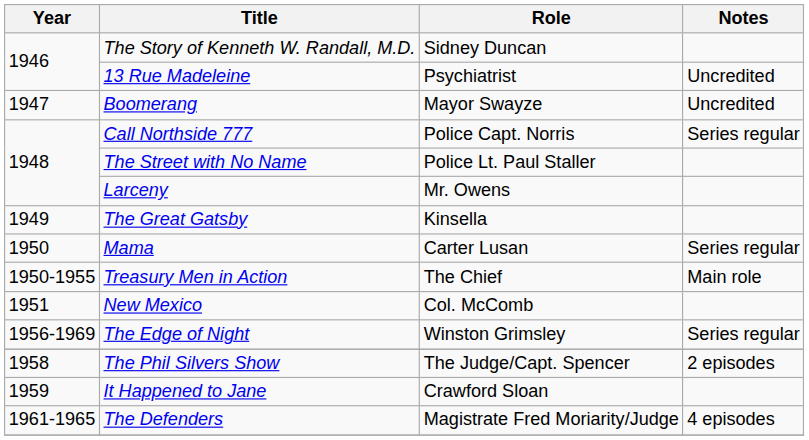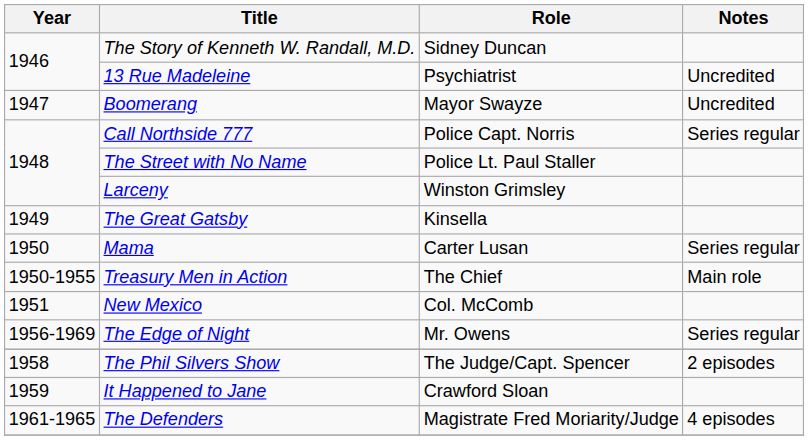(467, 190) Mr. Owens -> (495, 190) Winston Grimsley
(495, 334) Winston Grimsley -> (467, 334) Mr. Owens
